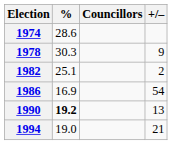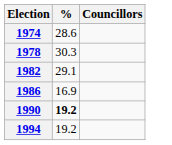- column: (156, 14)
(66, 71) 25.1 -> (66, 71) 29.1
(66, 129) 19.0 -> (66, 129) 19.2
